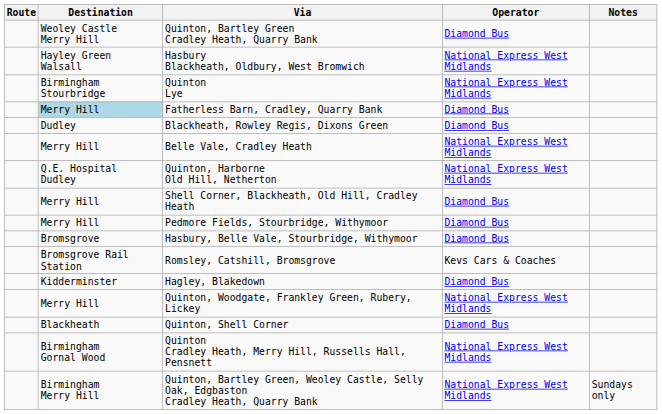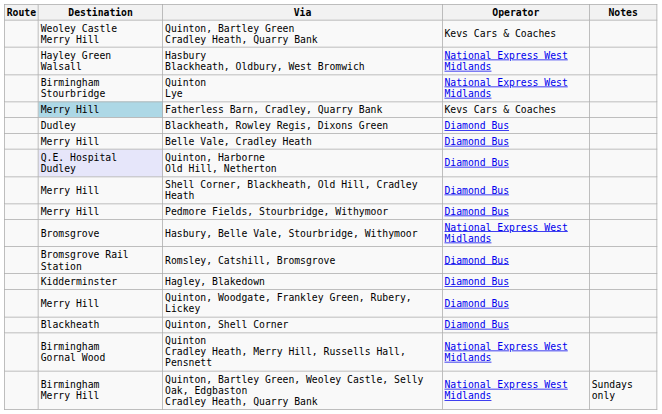(477, 34) Diamond Bus -> (500, 34) Kevs Cars & Coaches
(477, 110) Diamond Bus -> (500, 110) Kevs Cars & Coaches
(506, 147) National Express West Midlands -> (477, 141) Diamond Bus
(79, 174) no background -> (79, 163) lavender background
(506, 174) National Express West Midlands -> (477, 163) Diamond Bus
(477, 239) Diamond Bus -> (506, 233) National Express West Midlands
(500, 260) Kevs Cars & Coaches -> (477, 260) Diamond Bus
(506, 303) National Express West Midlands -> (477, 303) Diamond Bus
